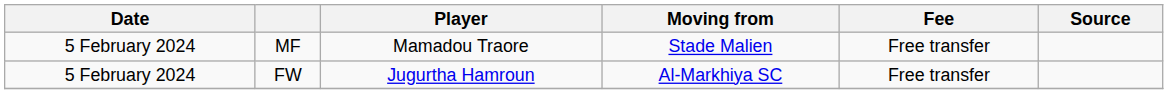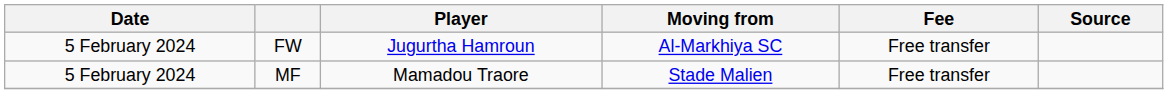rows swapped: (288, 46) <-> (288, 74)
